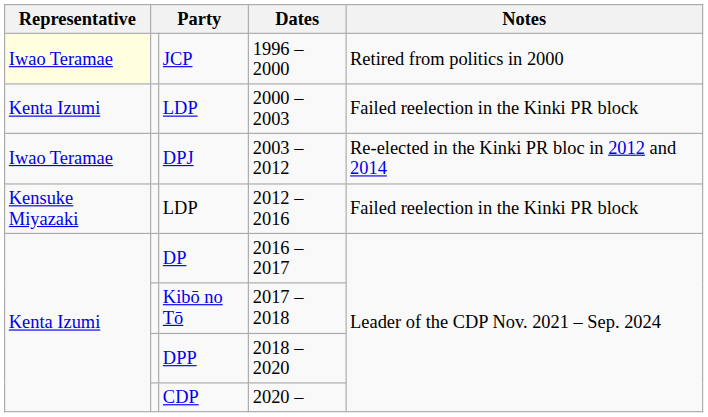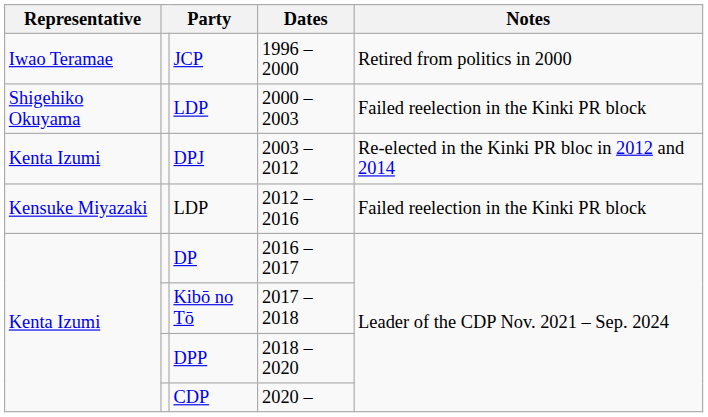(61, 58) lightyellow background -> (61, 58) no background
(55, 108) Kenta Izumi -> (46, 108) Shigehiko Okuyama
(61, 158) Iwao Teramae -> (55, 158) Kenta Izumi
